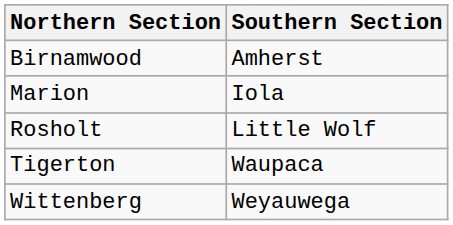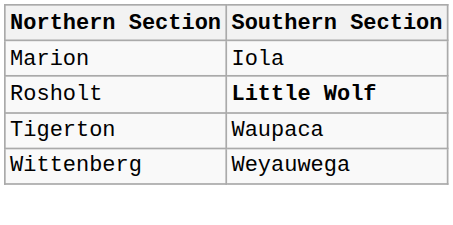- row: (76, 59)
(304, 130) normal -> (304, 94) bold
